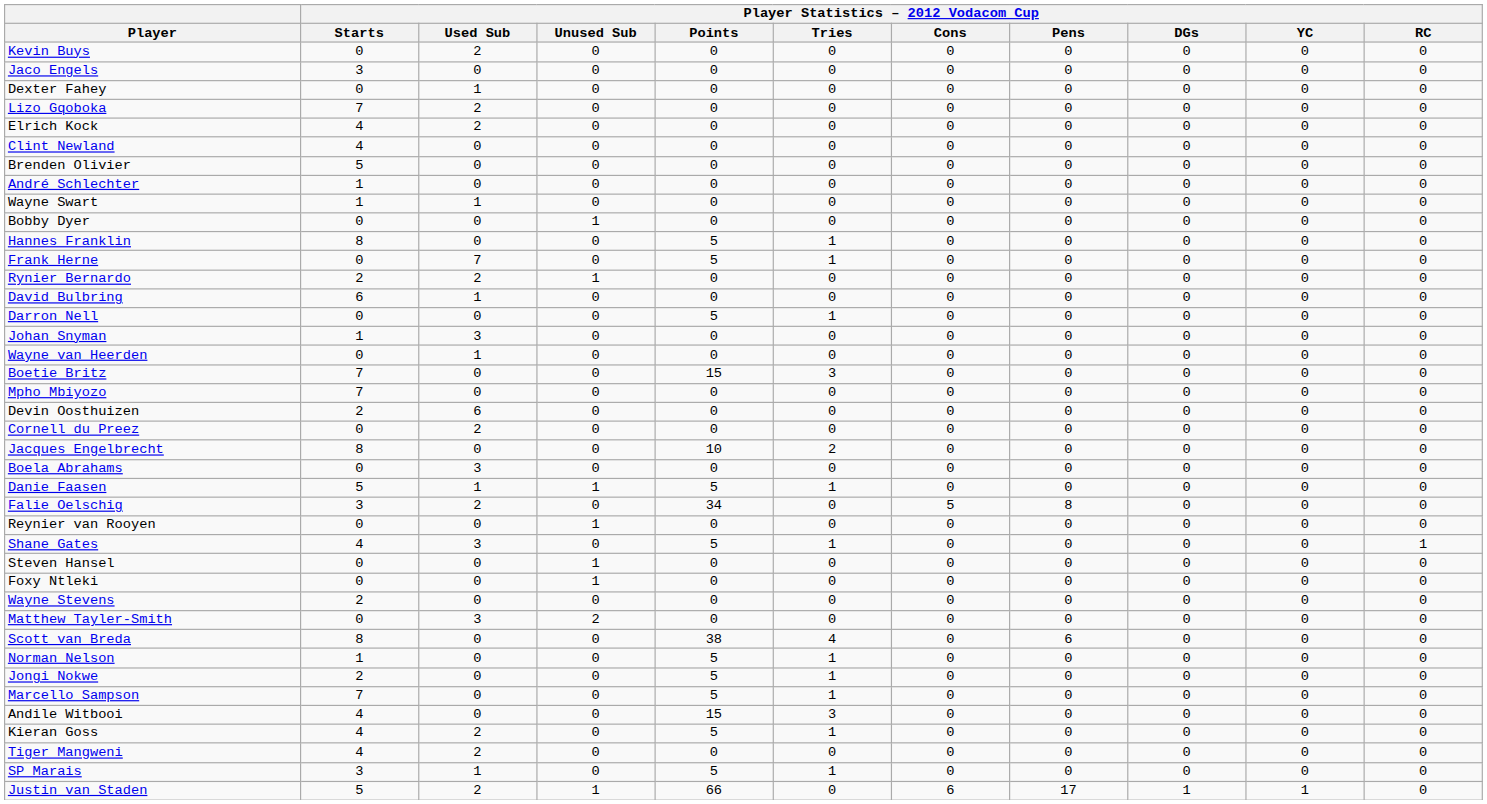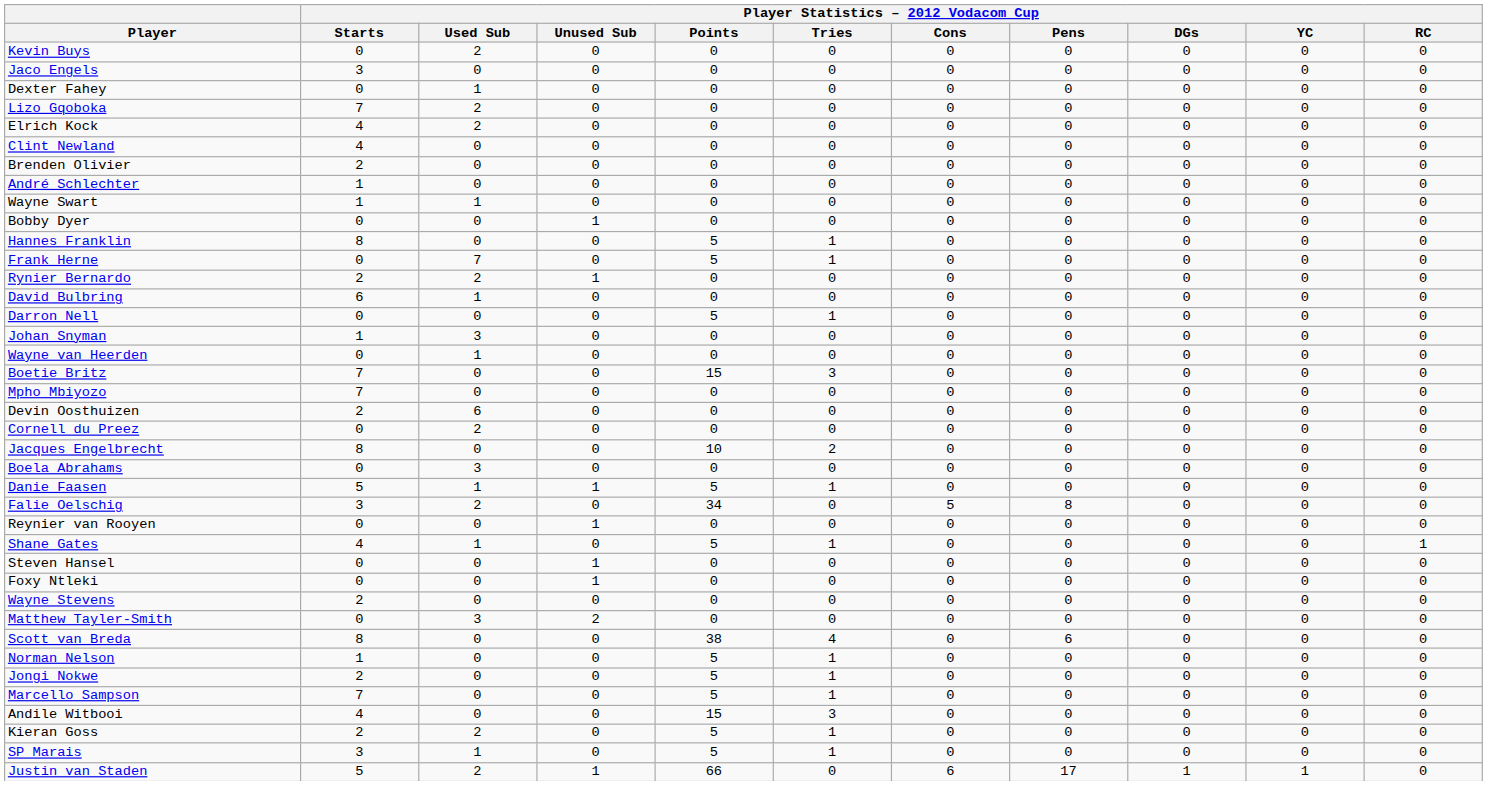(359, 165) 5 -> (359, 165) 2
(477, 544) 3 -> (477, 544) 1
(359, 733) 4 -> (359, 733) 2
- row: (65, 752)
